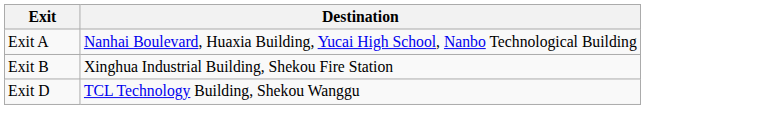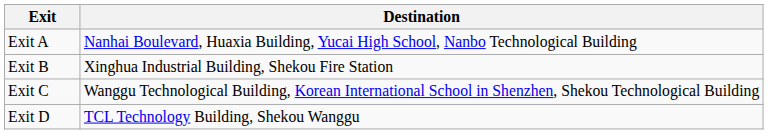+ row: (28, 91)
